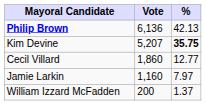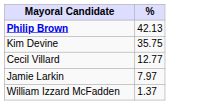- column: (153, 12)
(186, 44) bold -> (150, 44) normal
